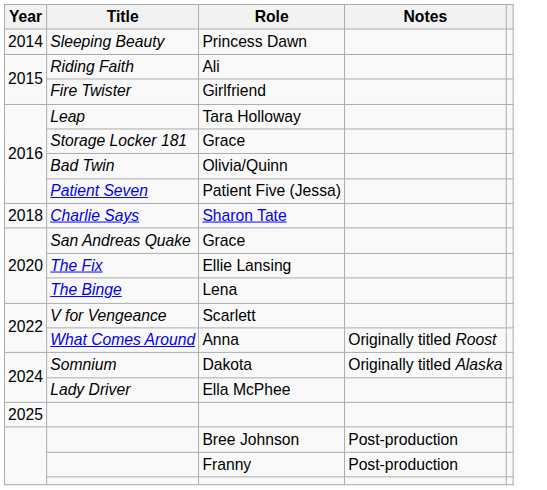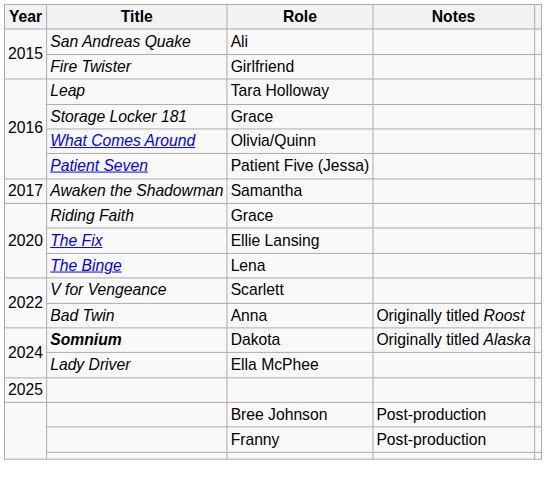- row: (26, 41)
(92, 66) Riding Faith -> (121, 41) San Andreas Quake
(82, 166) Bad Twin -> (123, 141) What Comes Around
+ row: (26, 191)
- row: (26, 215)
(121, 240) San Andreas Quake -> (92, 215) Riding Faith
(123, 340) What Comes Around -> (82, 315) Bad Twin
(83, 365) normal -> (86, 340) bold
